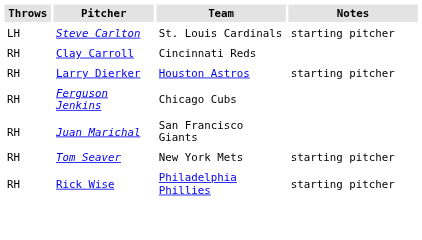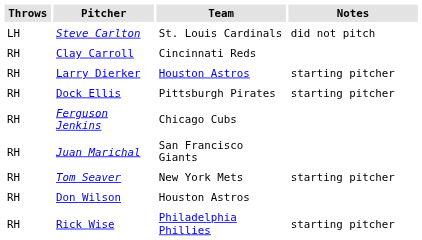(343, 33) starting pitcher -> (333, 33) did not pitch
+ row: (88, 93)
+ row: (88, 197)
